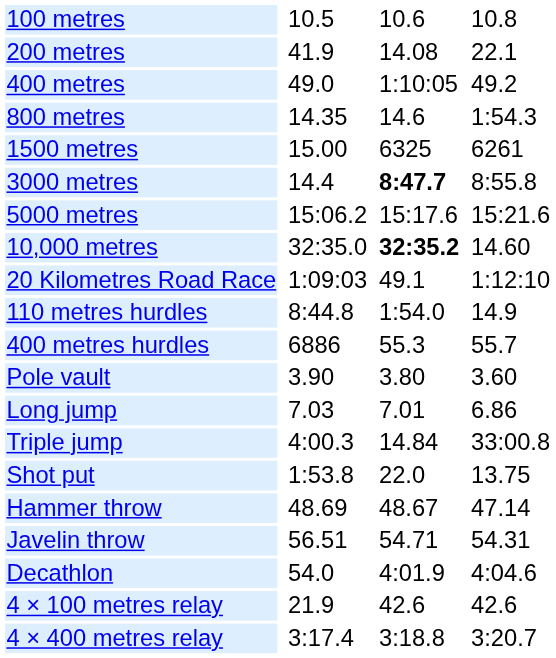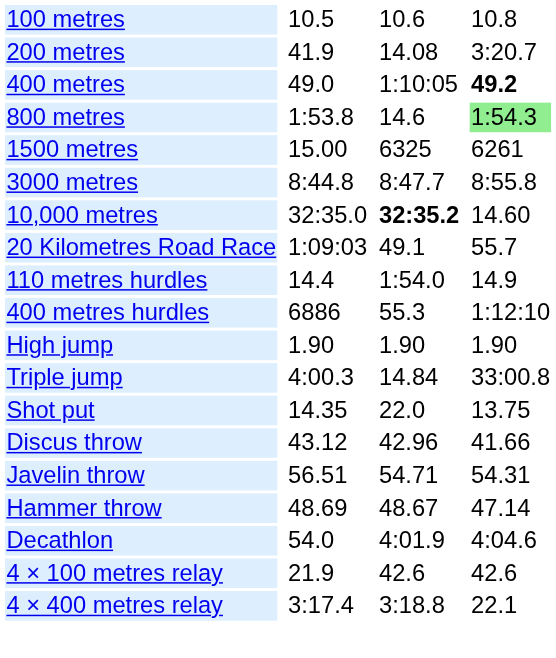(494, 52) 22.1 -> (504, 52) 3:20.7
(494, 84) normal -> (494, 84) bold
(318, 117) 14.35 -> (321, 117) 1:53.8
(504, 117) no background -> (504, 117) lightgreen background
(311, 182) 14.4 -> (321, 182) 8:44.8
(413, 182) bold -> (412, 182) normal
- row: (72, 214)
(511, 280) 1:12:10 -> (494, 247) 55.7
(321, 312) 8:44.8 -> (311, 280) 14.4
(494, 345) 55.7 -> (511, 312) 1:12:10
+ row: (60, 345)
- row: (58, 377)
- row: (62, 410)
(321, 475) 1:53.8 -> (318, 410) 14.35
+ row: (74, 442)
rows swapped: (84, 507) <-> (76, 540)
(504, 638) 3:20.7 -> (494, 605) 22.1
